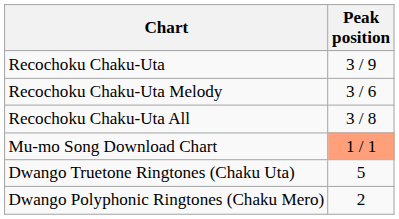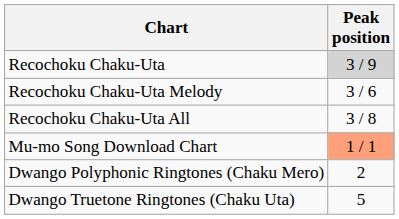(361, 64) no background -> (361, 64) lightgrey background
rows swapped: (152, 173) <-> (166, 200)
